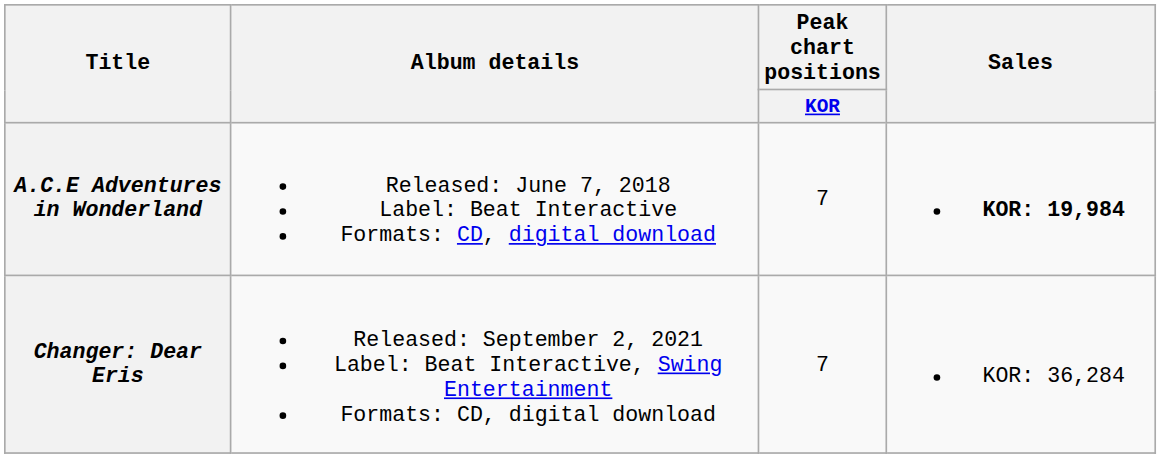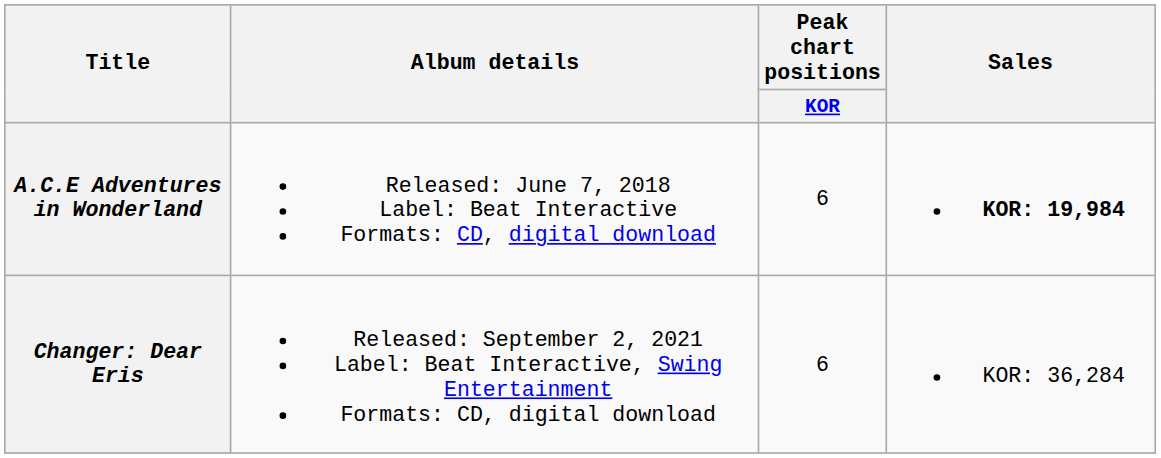(822, 199) 7 -> (822, 199) 6
(822, 364) 7 -> (822, 364) 6
